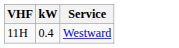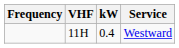+ column: (35, 14)
